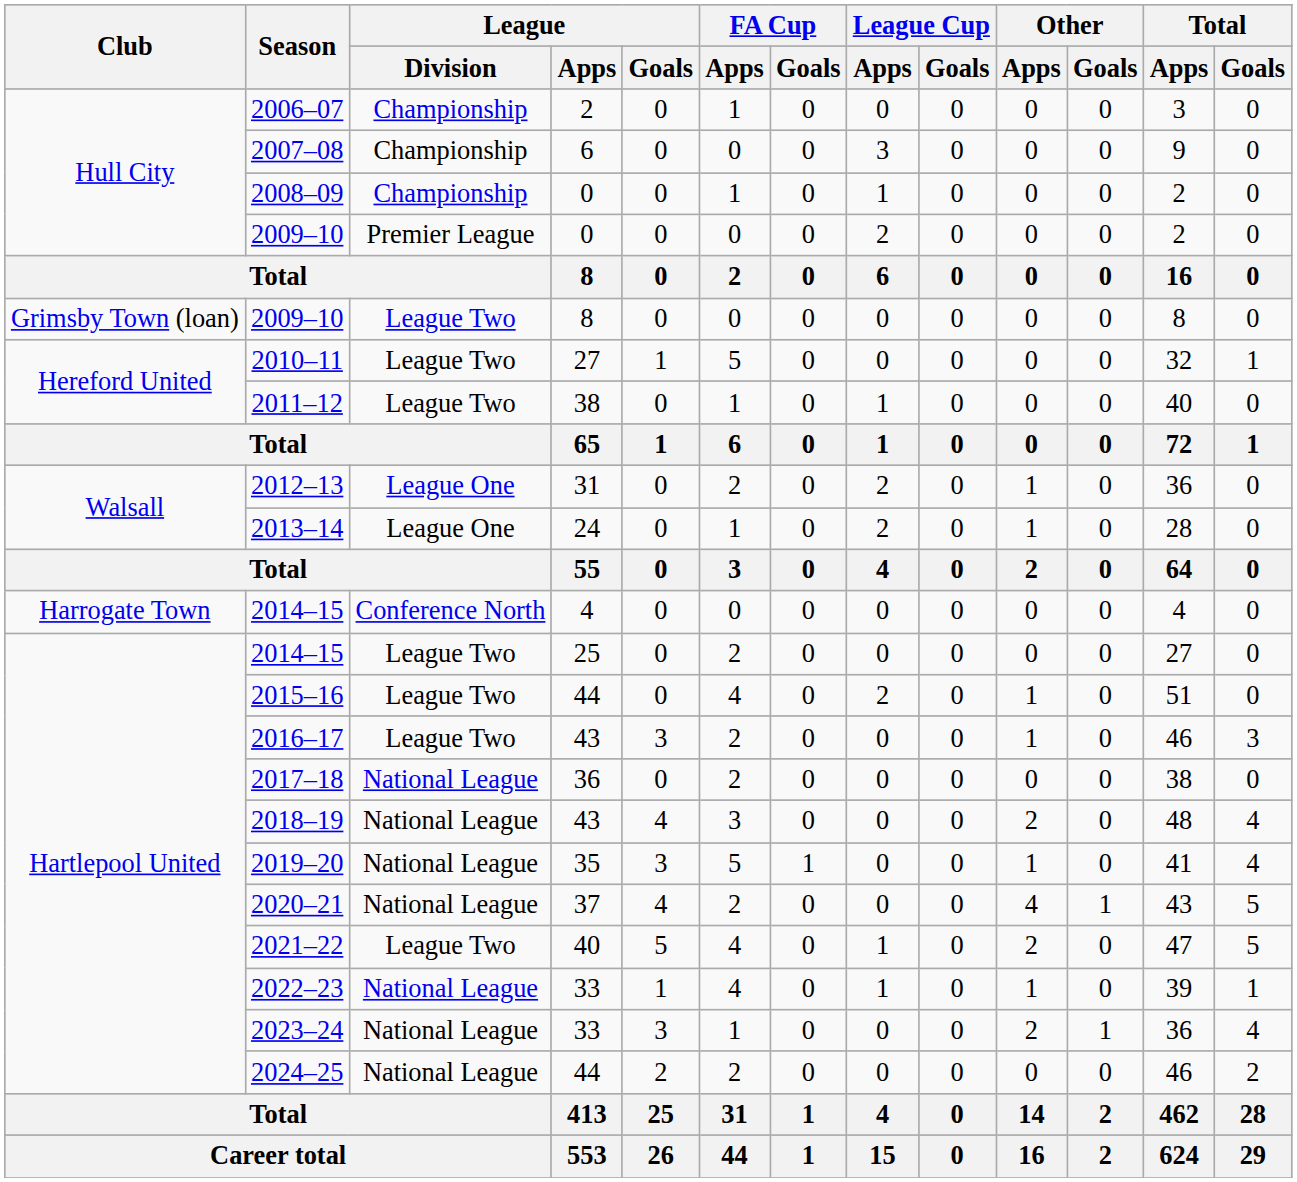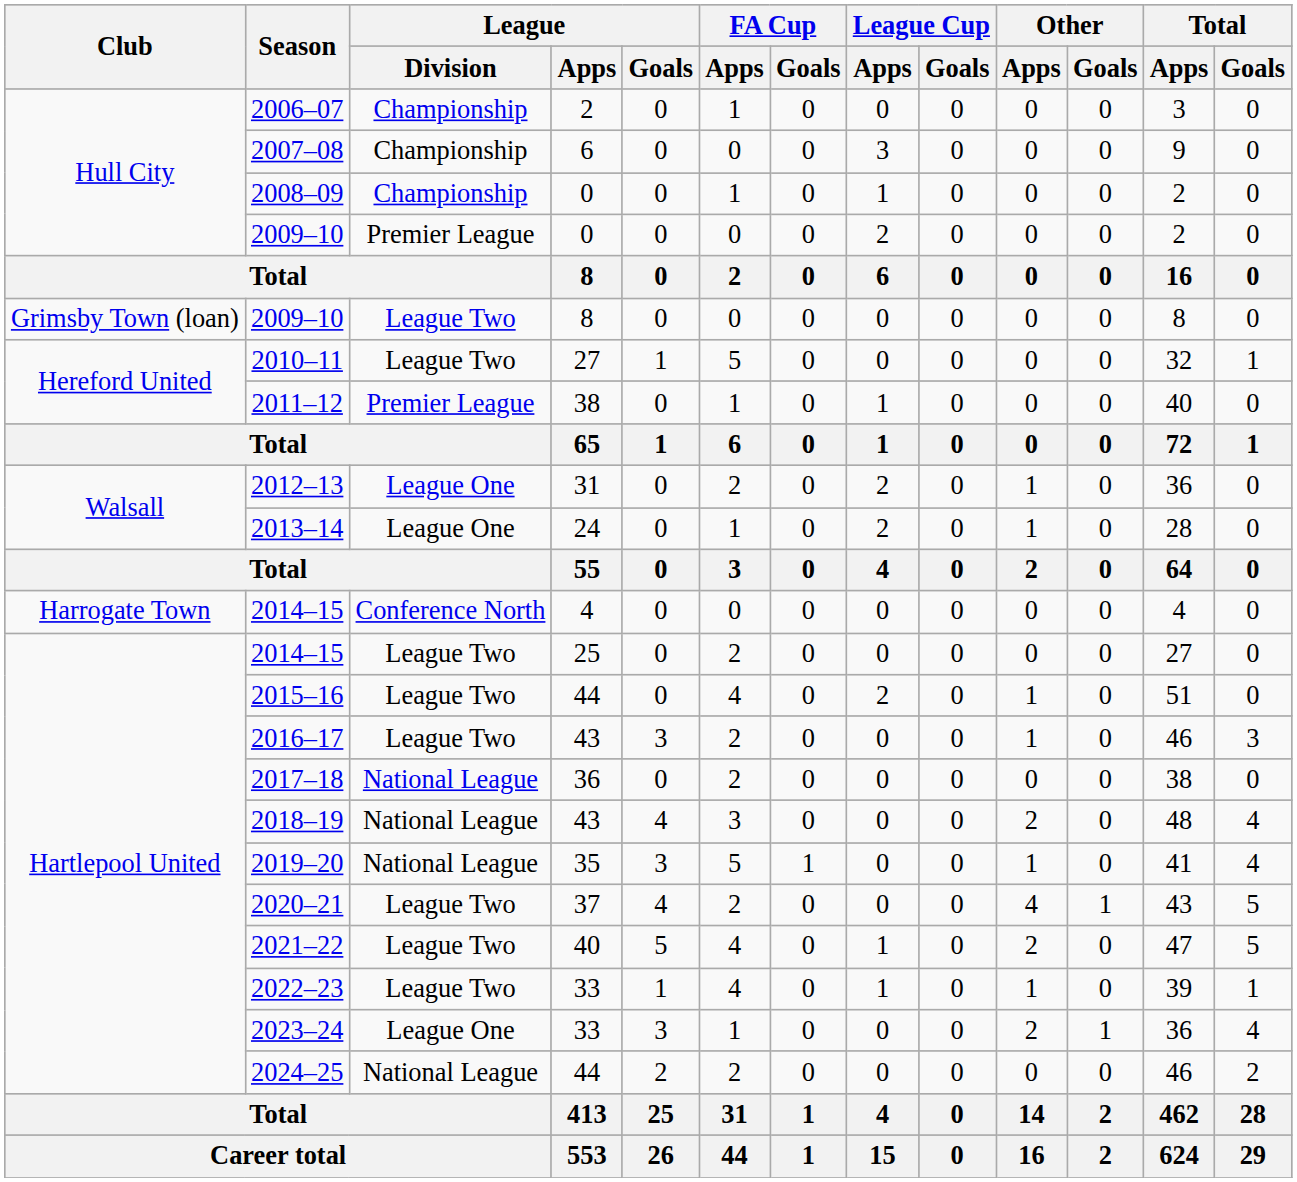(450, 402) League Two -> (450, 402) Premier League
(450, 904) National League -> (450, 904) League Two
(450, 988) National League -> (450, 988) League Two
(450, 1030) National League -> (450, 1030) League One
